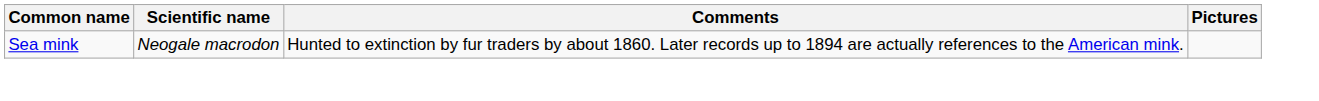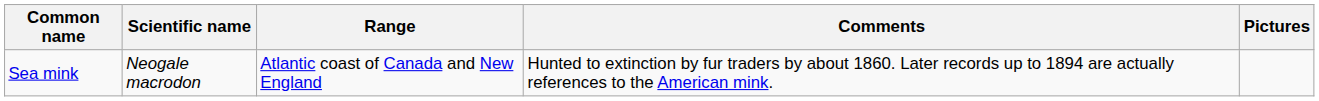+ column: (390, 27)
